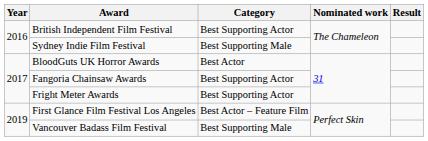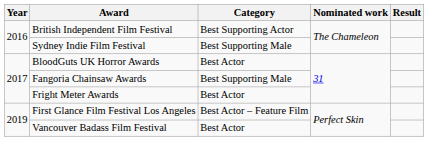(247, 78) Best Supporting Actor -> (246, 78) Best Supporting Male
(247, 95) Best Supporting Actor -> (222, 95) Best Actor
(246, 128) Best Supporting Male -> (222, 128) Best Actor
